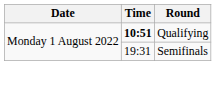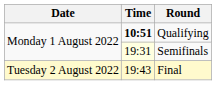(138, 51) no background -> (138, 51) lightyellow background
+ row: (170, 70)
